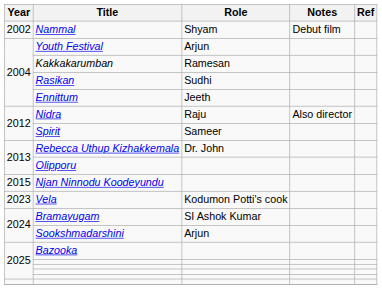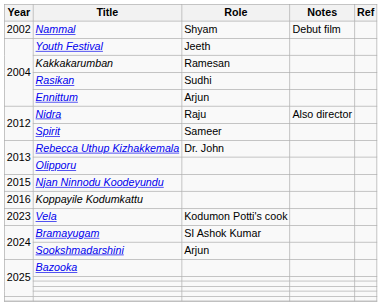(197, 47) Arjun -> (197, 47) Jeeth
(197, 98) Jeeth -> (197, 98) Arjun
+ row: (19, 200)
